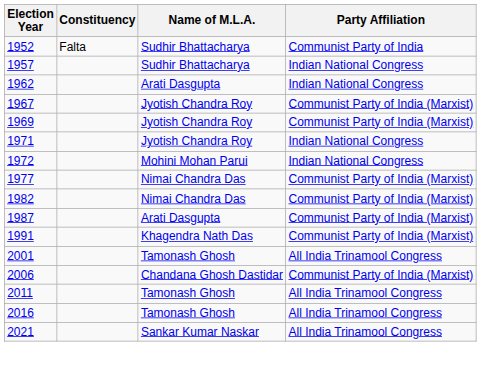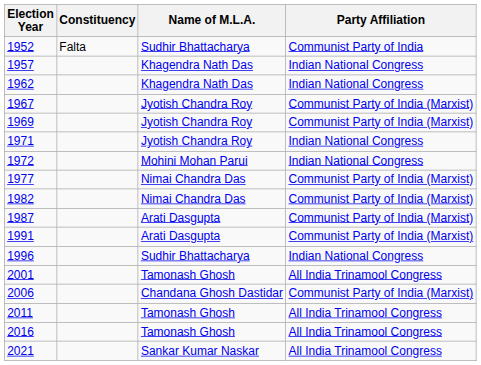(195, 65) Sudhir Bhattacharya -> (197, 65) Khagendra Nath Das
(181, 84) Arati Dasgupta -> (197, 84) Khagendra Nath Das
(197, 236) Khagendra Nath Das -> (181, 236) Arati Dasgupta
+ row: (20, 255)
